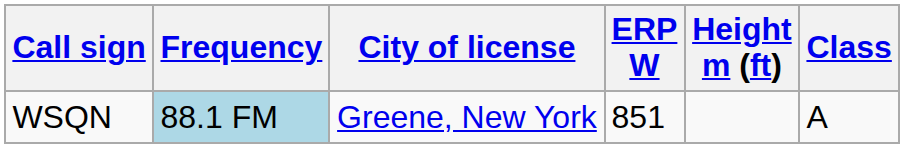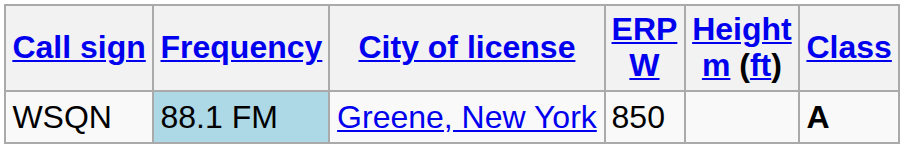(638, 116) 851 -> (638, 116) 850
(817, 116) normal -> (818, 116) bold
